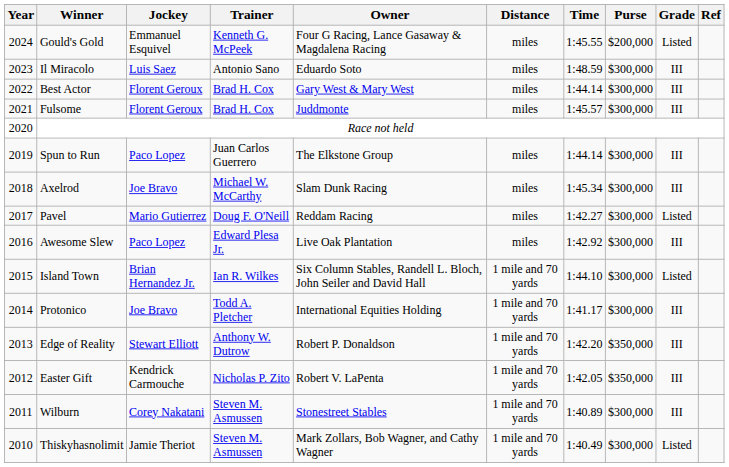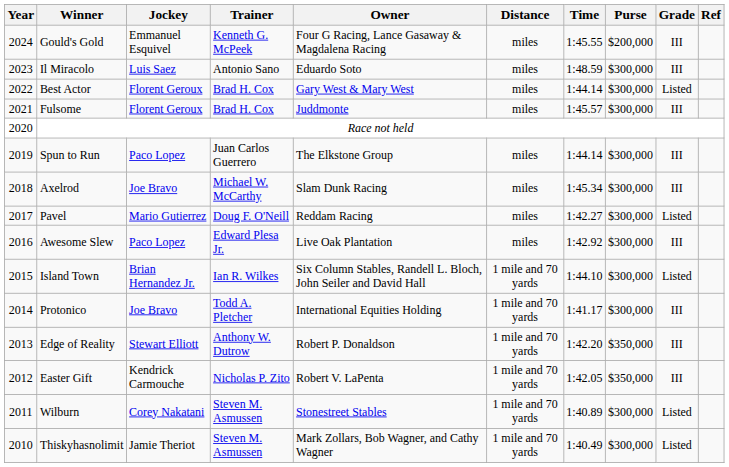(677, 42) Listed -> (677, 42) III
(677, 88) III -> (677, 88) Listed
(677, 411) III -> (677, 411) Listed
